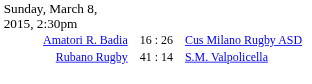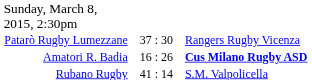+ row: (66, 40)
(243, 40) normal -> (246, 57) bold
